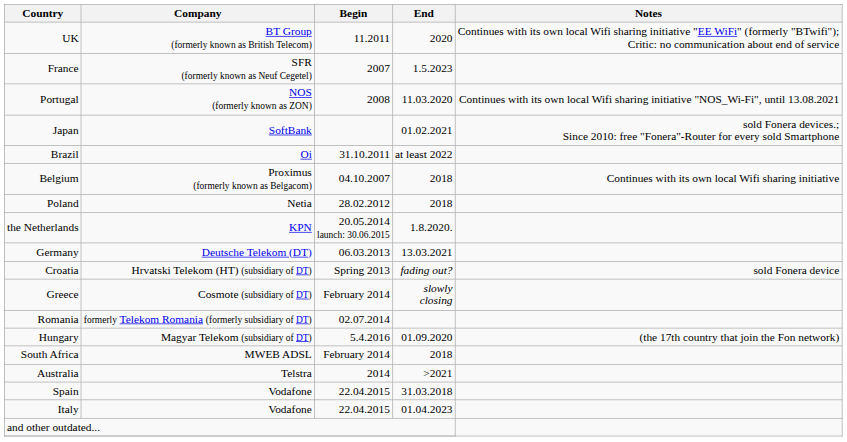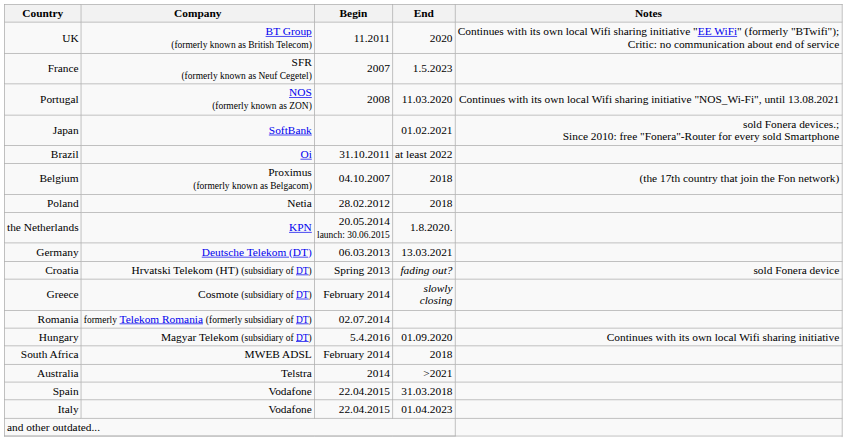(723, 179) Continues with its own local Wifi sharing initiative -> (739, 179) (the 17th country that join the Fon network)
(739, 337) (the 17th country that join the Fon network) -> (723, 337) Continues with its own local Wifi sharing initiative
